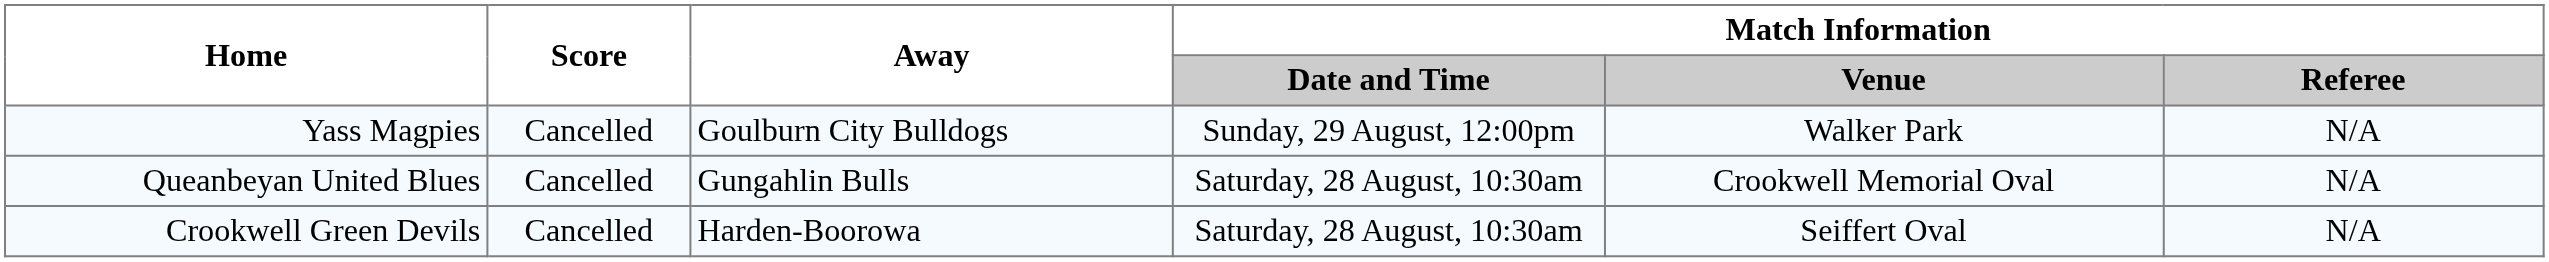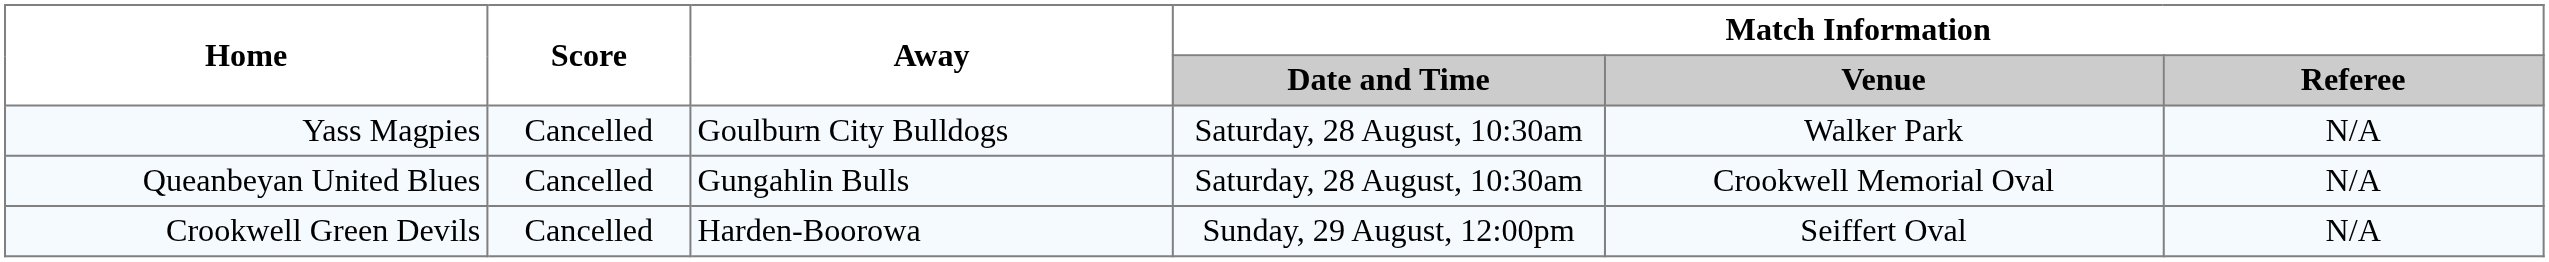(1389, 130) Sunday, 29 August, 12:00pm -> (1389, 130) Saturday, 28 August, 10:30am
(1389, 230) Saturday, 28 August, 10:30am -> (1389, 230) Sunday, 29 August, 12:00pm
